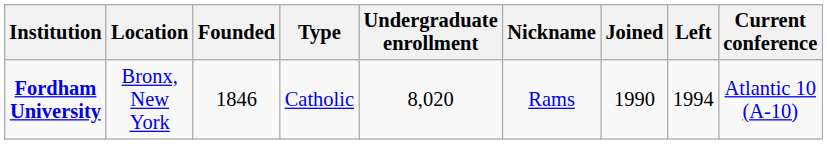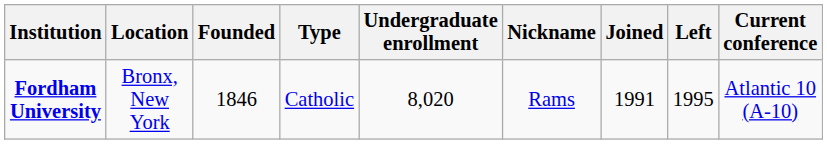(634, 99) 1990 -> (634, 99) 1991
(693, 99) 1994 -> (693, 99) 1995
